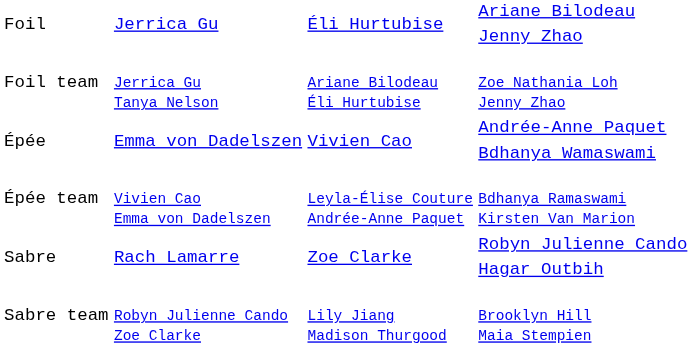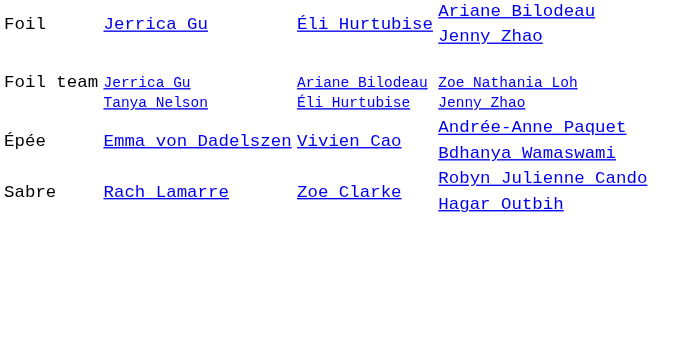- row: (557, 209)
- row: (535, 326)
